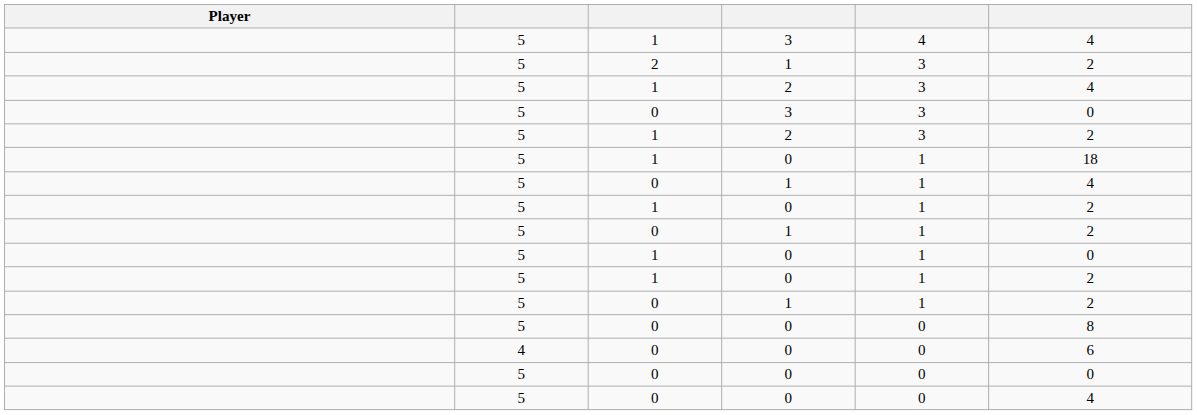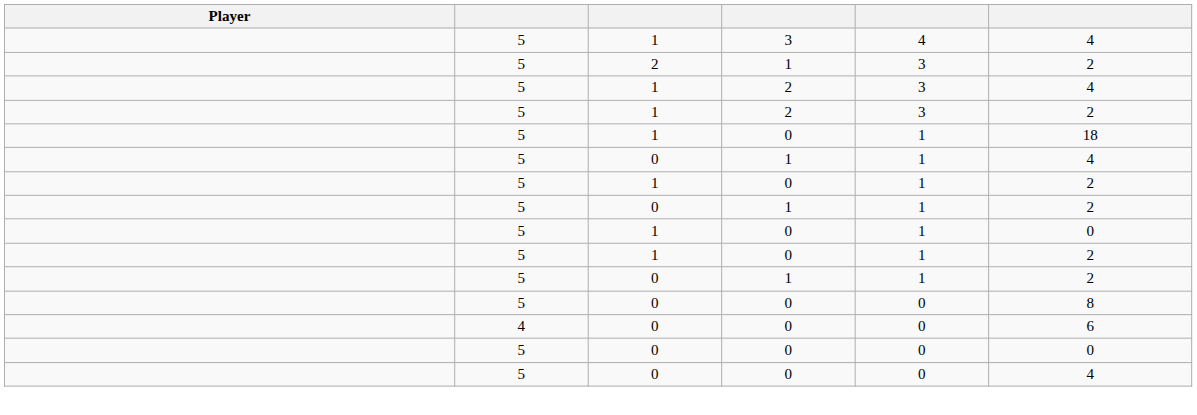- row: (655, 111)
